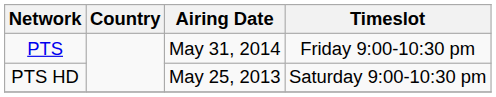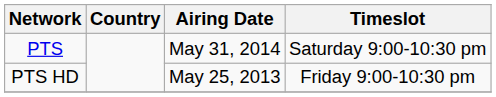(388, 48) Friday 9:00-10:30 pm -> (388, 48) Saturday 9:00-10:30 pm
(388, 77) Saturday 9:00-10:30 pm -> (388, 77) Friday 9:00-10:30 pm
